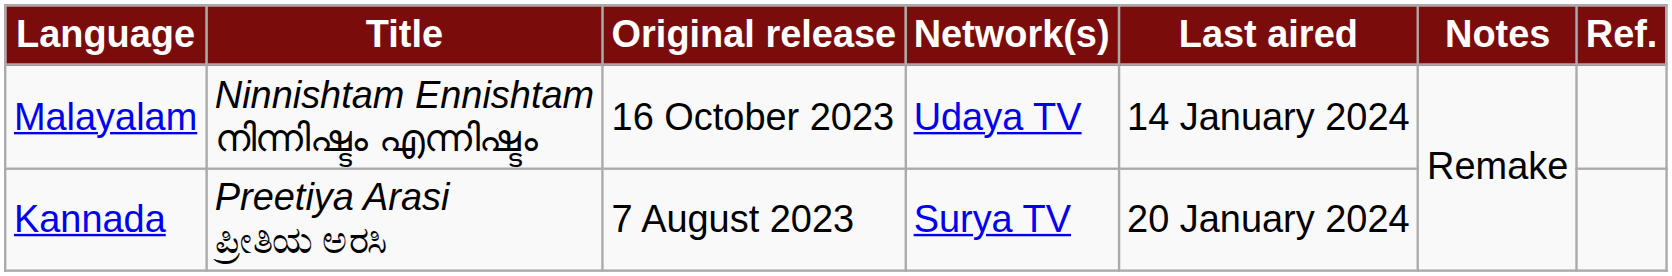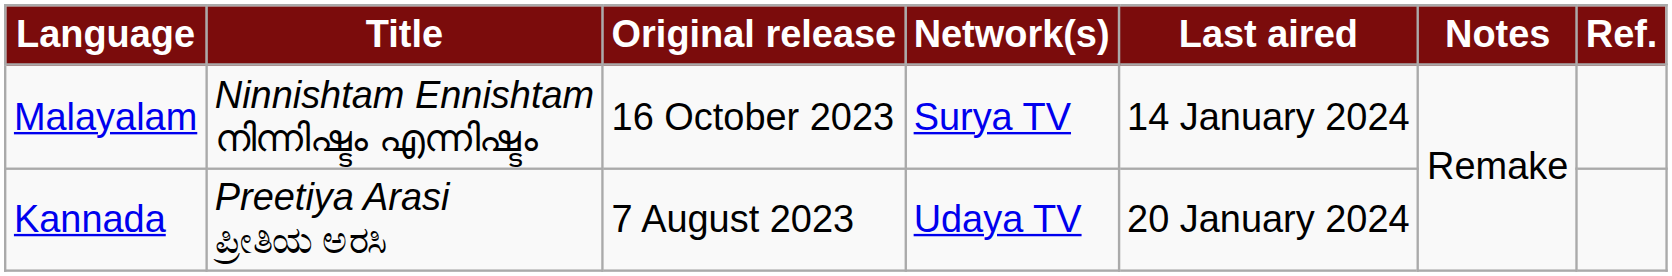(998, 116) Udaya TV -> (992, 116) Surya TV
(992, 218) Surya TV -> (998, 218) Udaya TV
